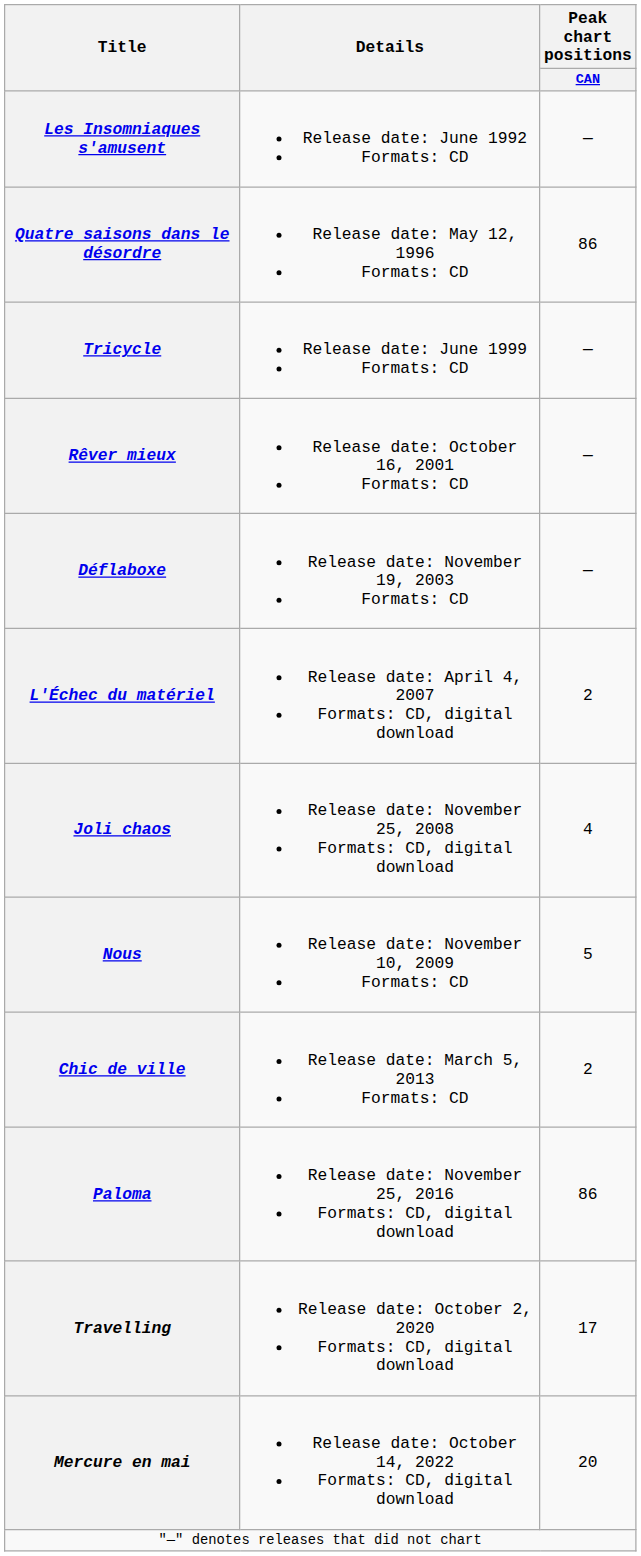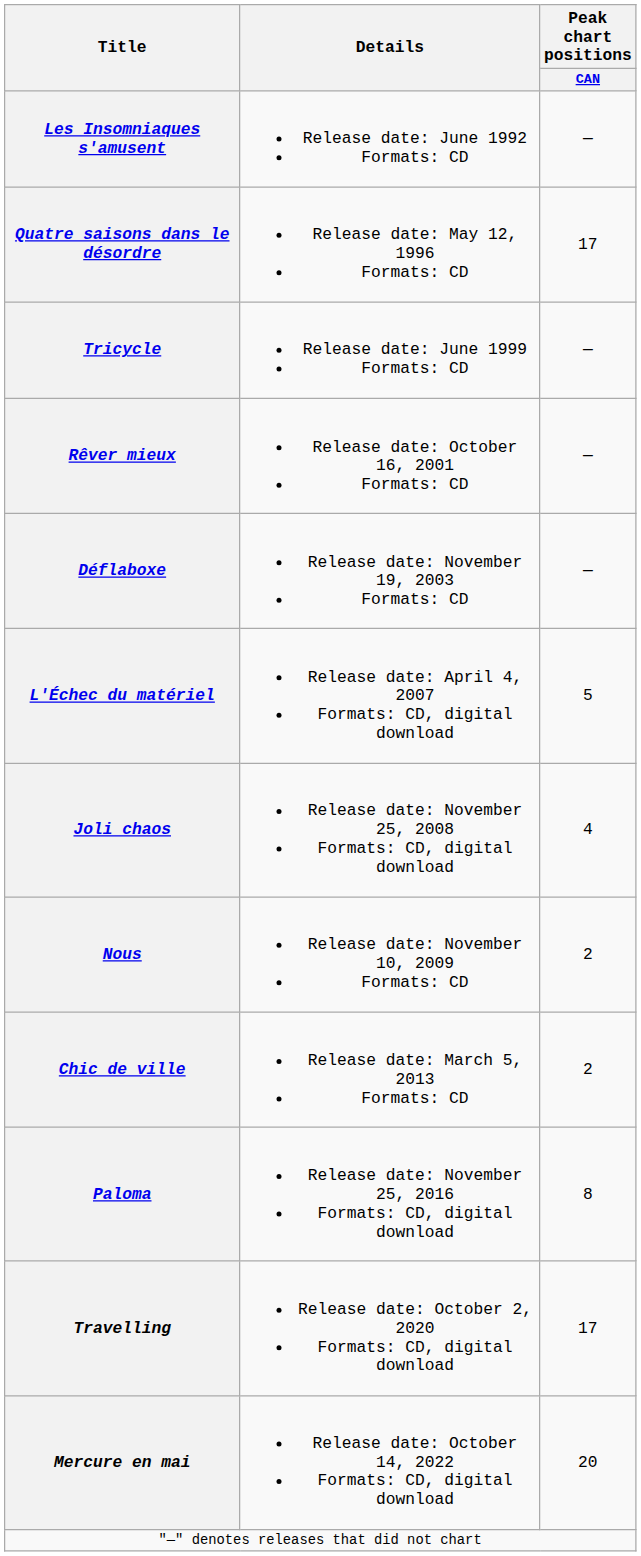(588, 244) 86 -> (588, 244) 17
(588, 696) 2 -> (588, 696) 5
(588, 955) 5 -> (588, 955) 2
(588, 1194) 86 -> (588, 1194) 8
